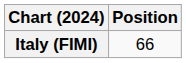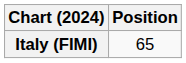(145, 44) 66 -> (145, 44) 65
